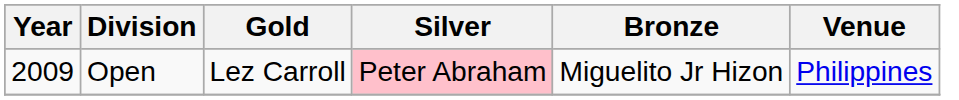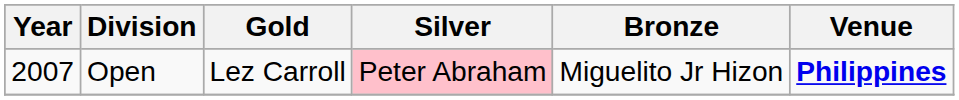(43, 71) 2009 -> (43, 71) 2007
(864, 71) normal -> (871, 71) bold
